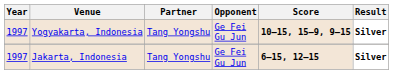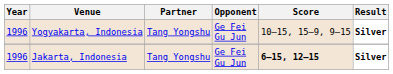(17, 31) 1997 -> (17, 31) 1996
(306, 31) bold -> (306, 31) normal
(17, 57) 1997 -> (17, 57) 1996
